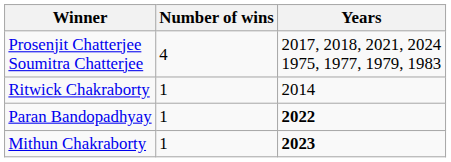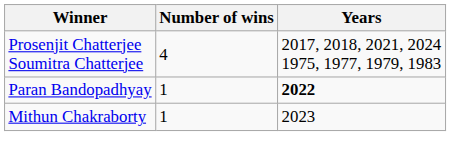- row: (79, 90)
(298, 143) bold -> (298, 116) normal
